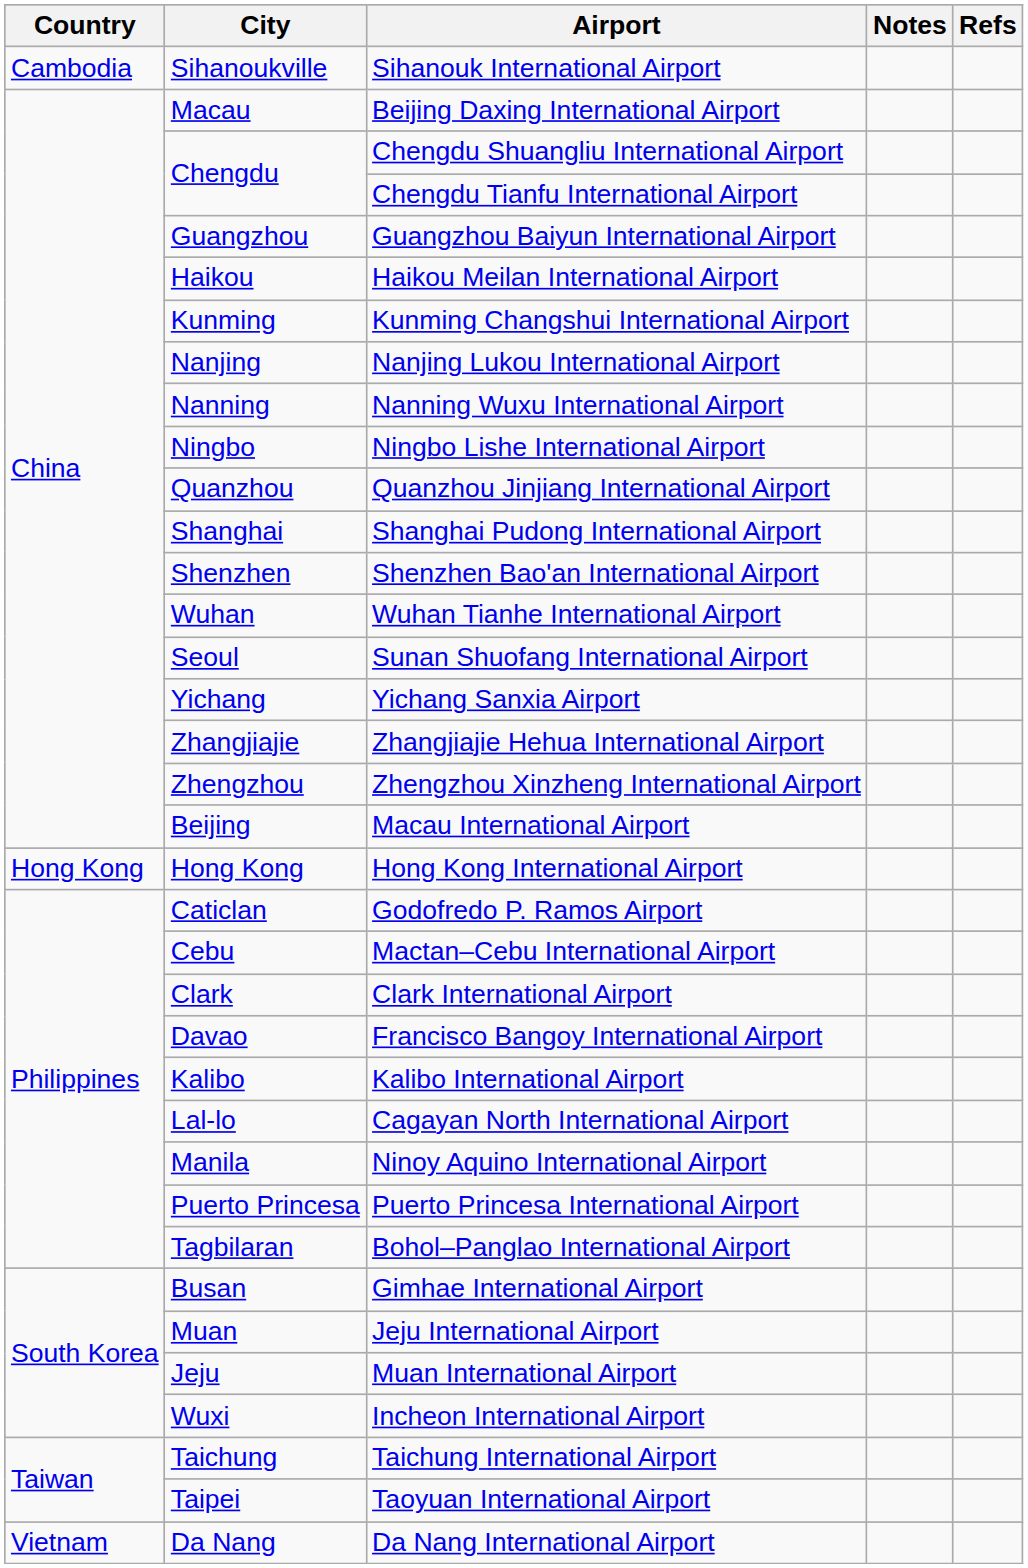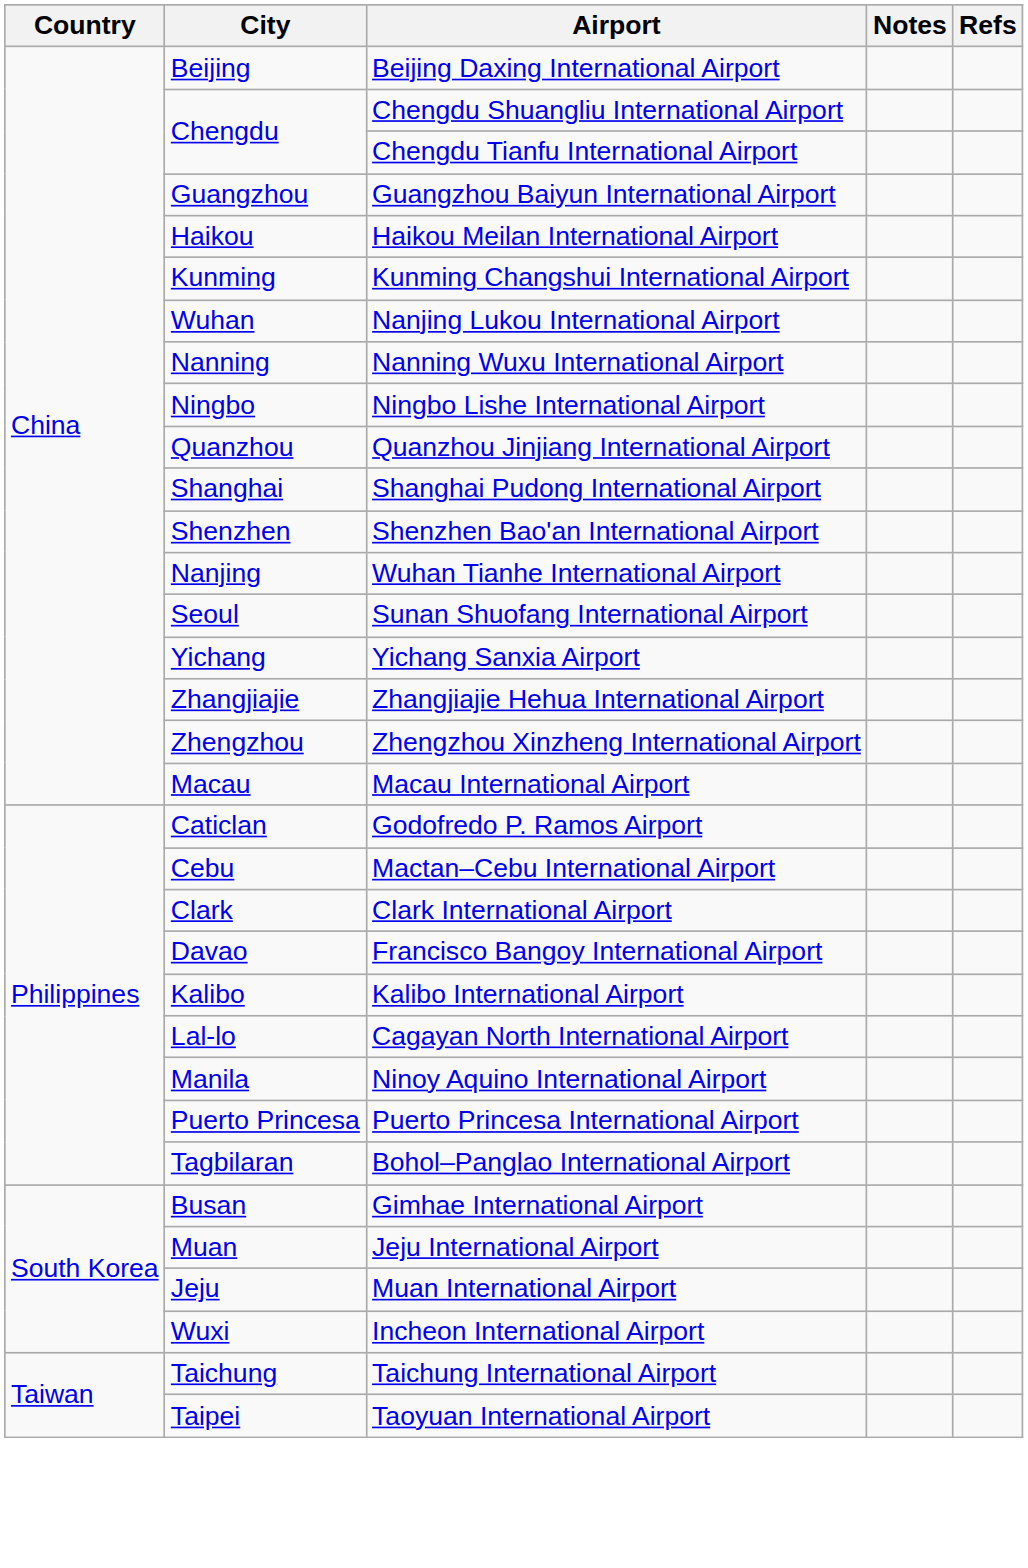- row: (546, 67)
(211, 109) Macau -> (211, 67) Beijing
(216, 362) Nanjing -> (213, 320) Wuhan
(213, 615) Wuhan -> (216, 573) Nanjing
(211, 825) Beijing -> (211, 783) Macau
- row: (557, 868)
- row: (543, 1541)
